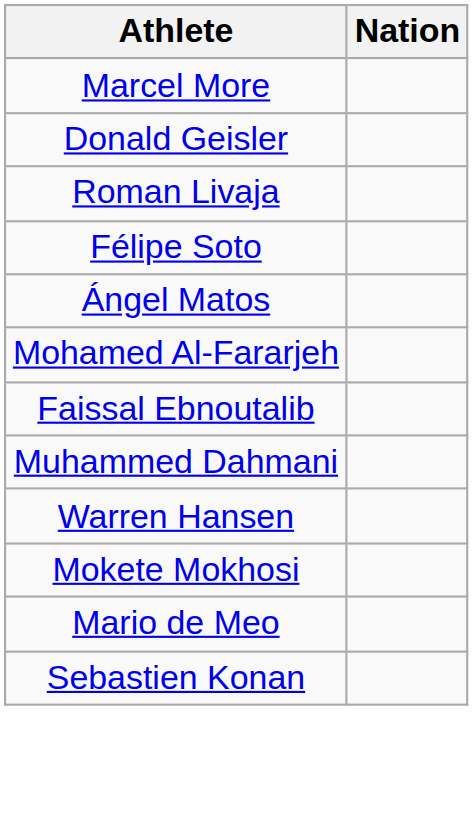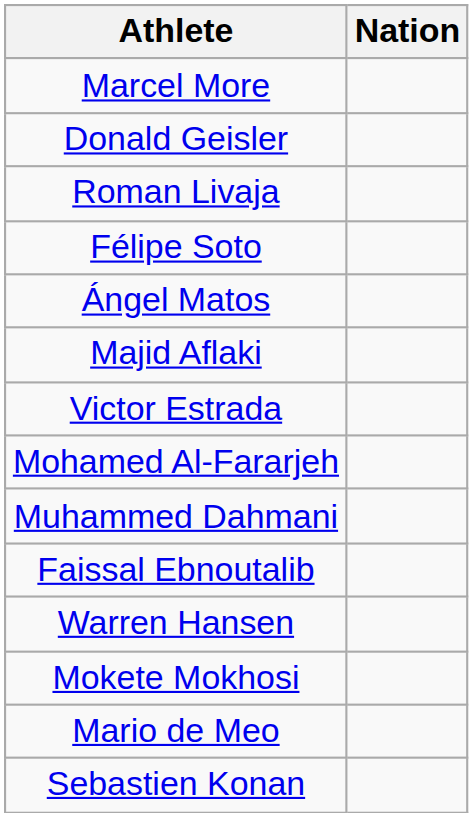+ row: (176, 354)
+ row: (176, 407)
rows swapped: (176, 407) <-> (176, 461)
